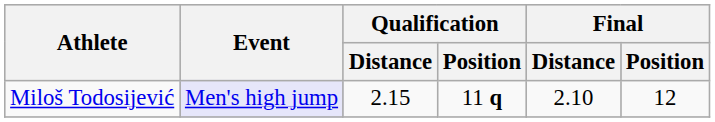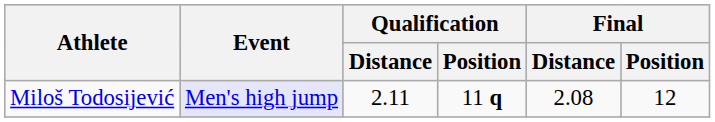(390, 98) 2.15 -> (390, 98) 2.11
(573, 98) 2.10 -> (573, 98) 2.08
